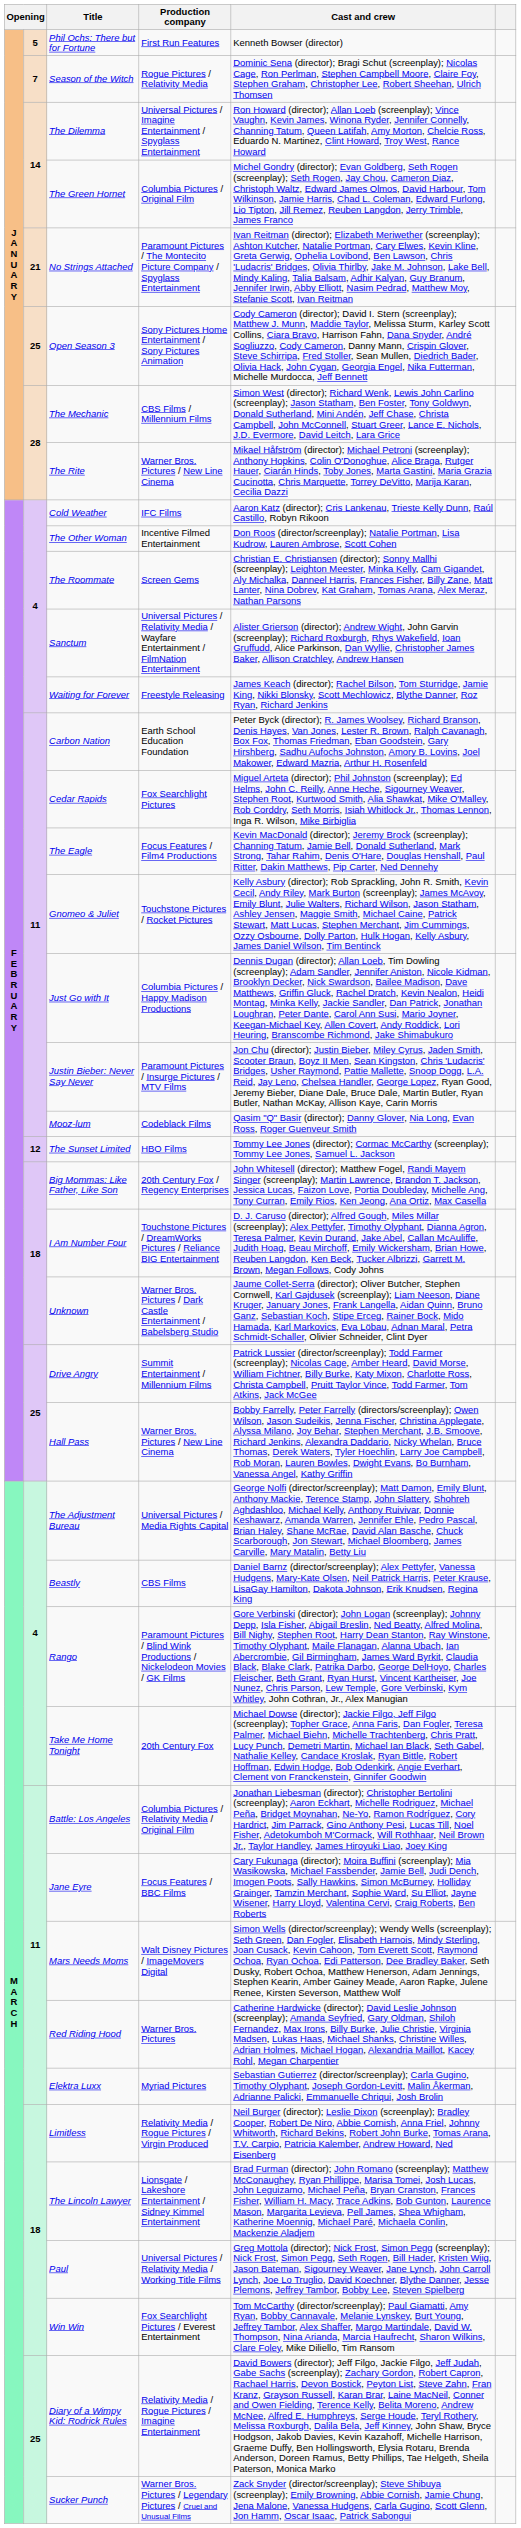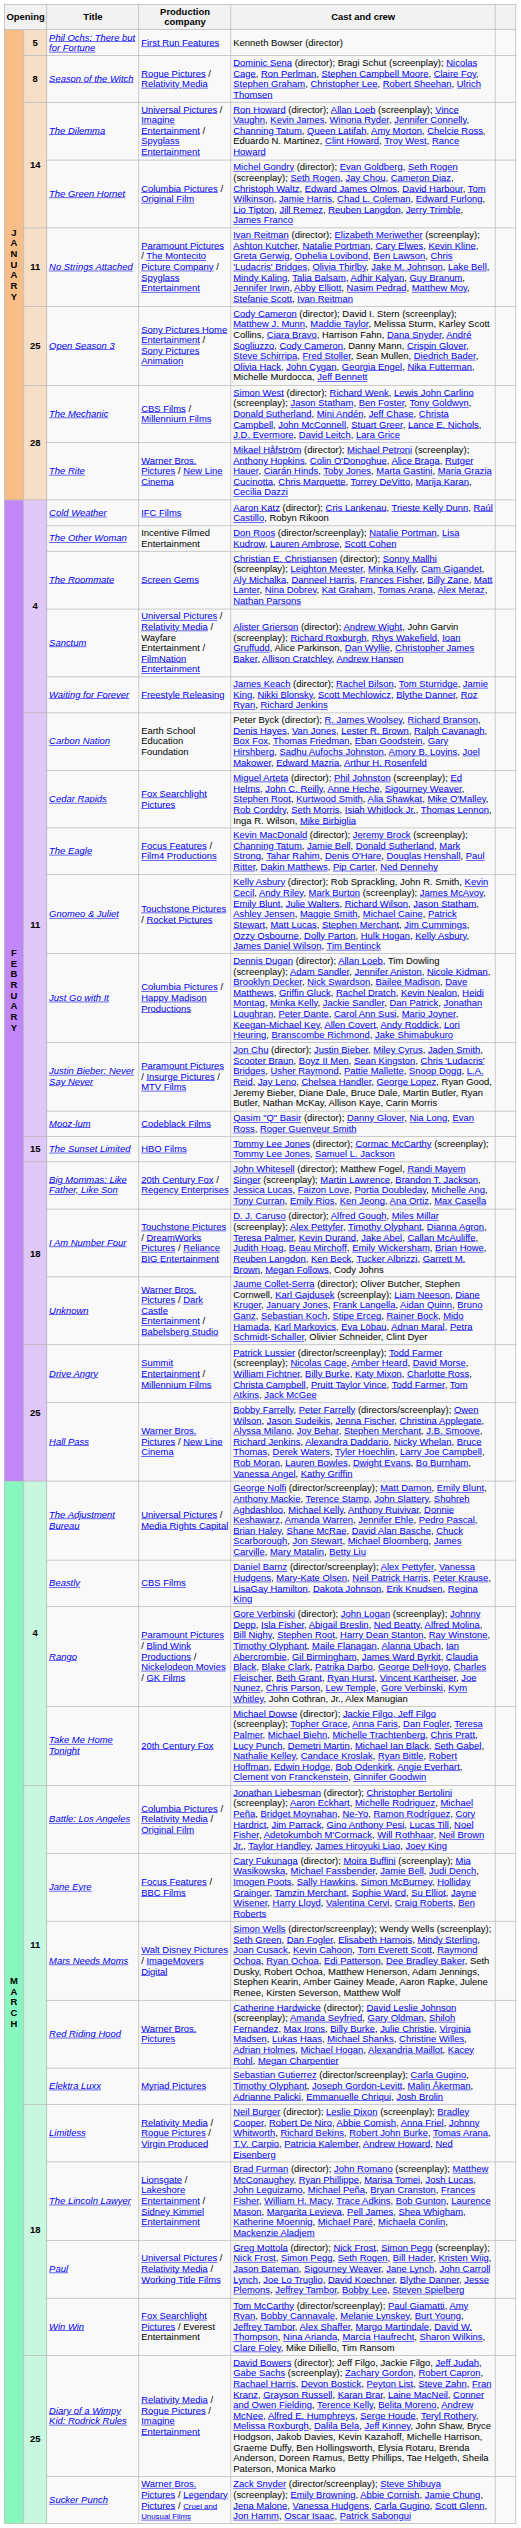(35, 79) 7 -> (35, 79) 8
(35, 267) 21 -> (35, 267) 11
(35, 1149) 12 -> (35, 1149) 15
